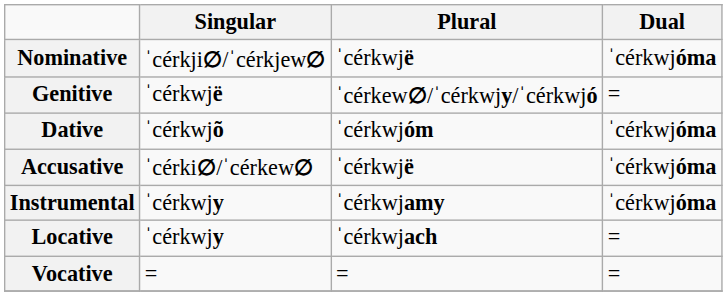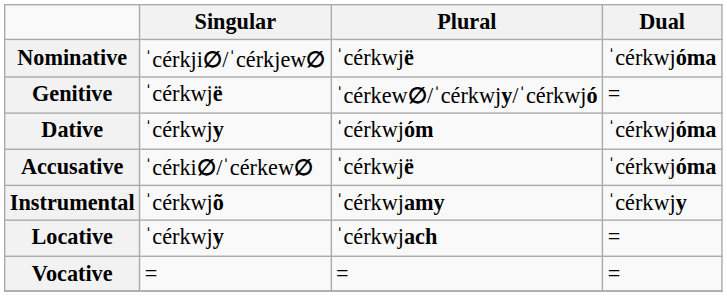(184, 130) ˈcérkwjõ -> (184, 130) ˈcérkwjy
(184, 202) ˈcérkwjy -> (184, 202) ˈcérkwjõ
(662, 202) ˈcérkwjóma -> (647, 202) ˈcérkwjy
